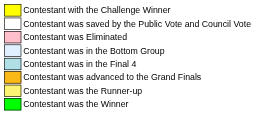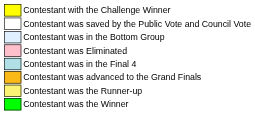rows swapped: (94, 51) <-> (75, 37)
